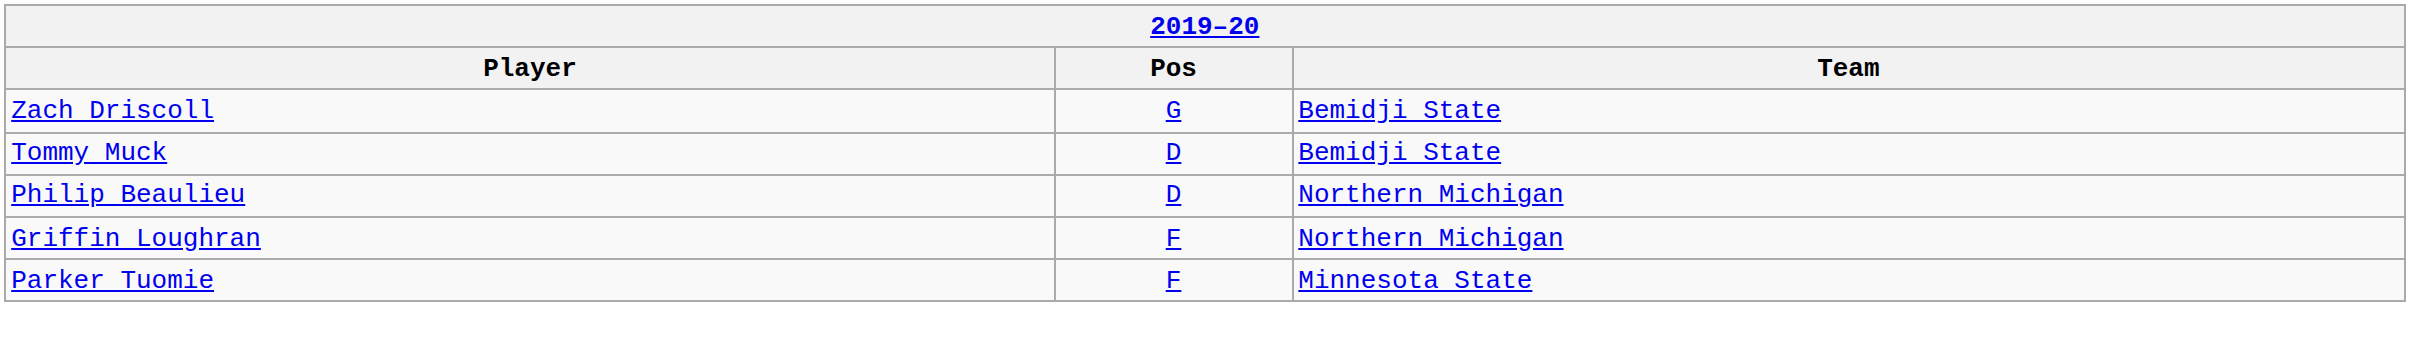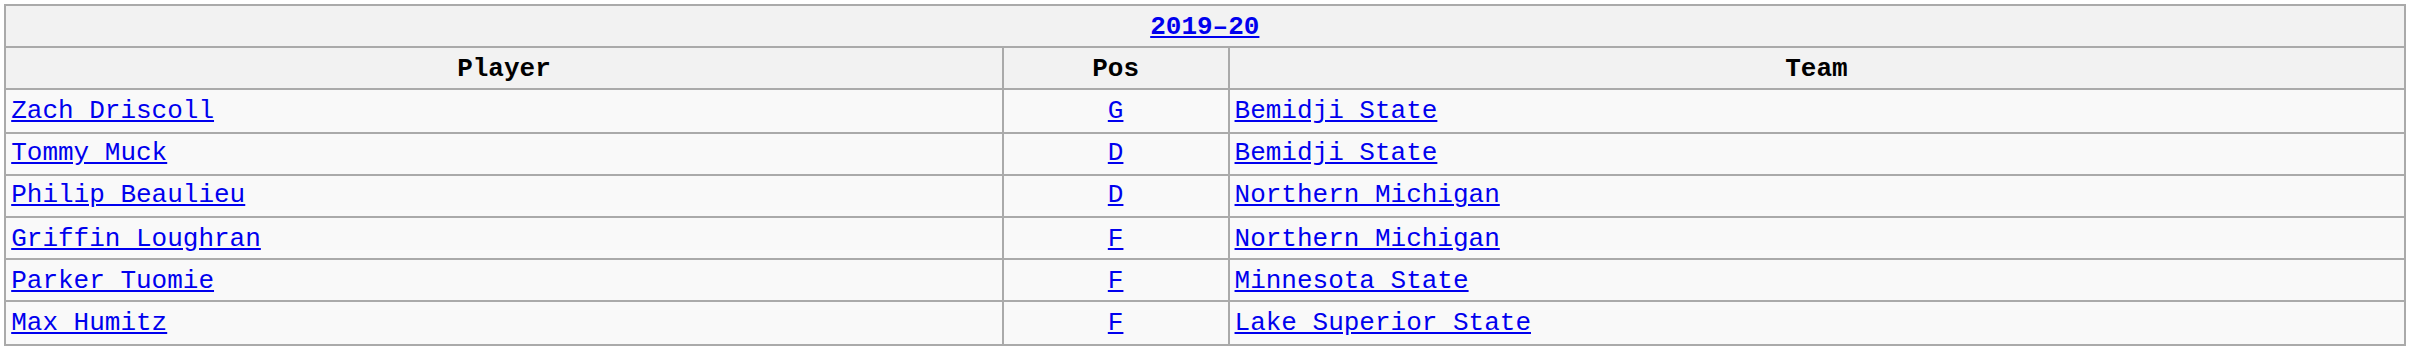+ row: (89, 323)
